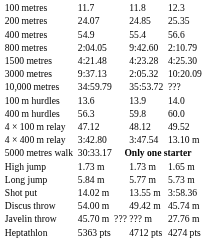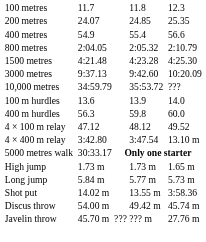(144, 48) 9:42.60 -> (144, 48) 2:05.32
(144, 74) 2:05.32 -> (144, 74) 9:42.60
- row: (26, 232)
